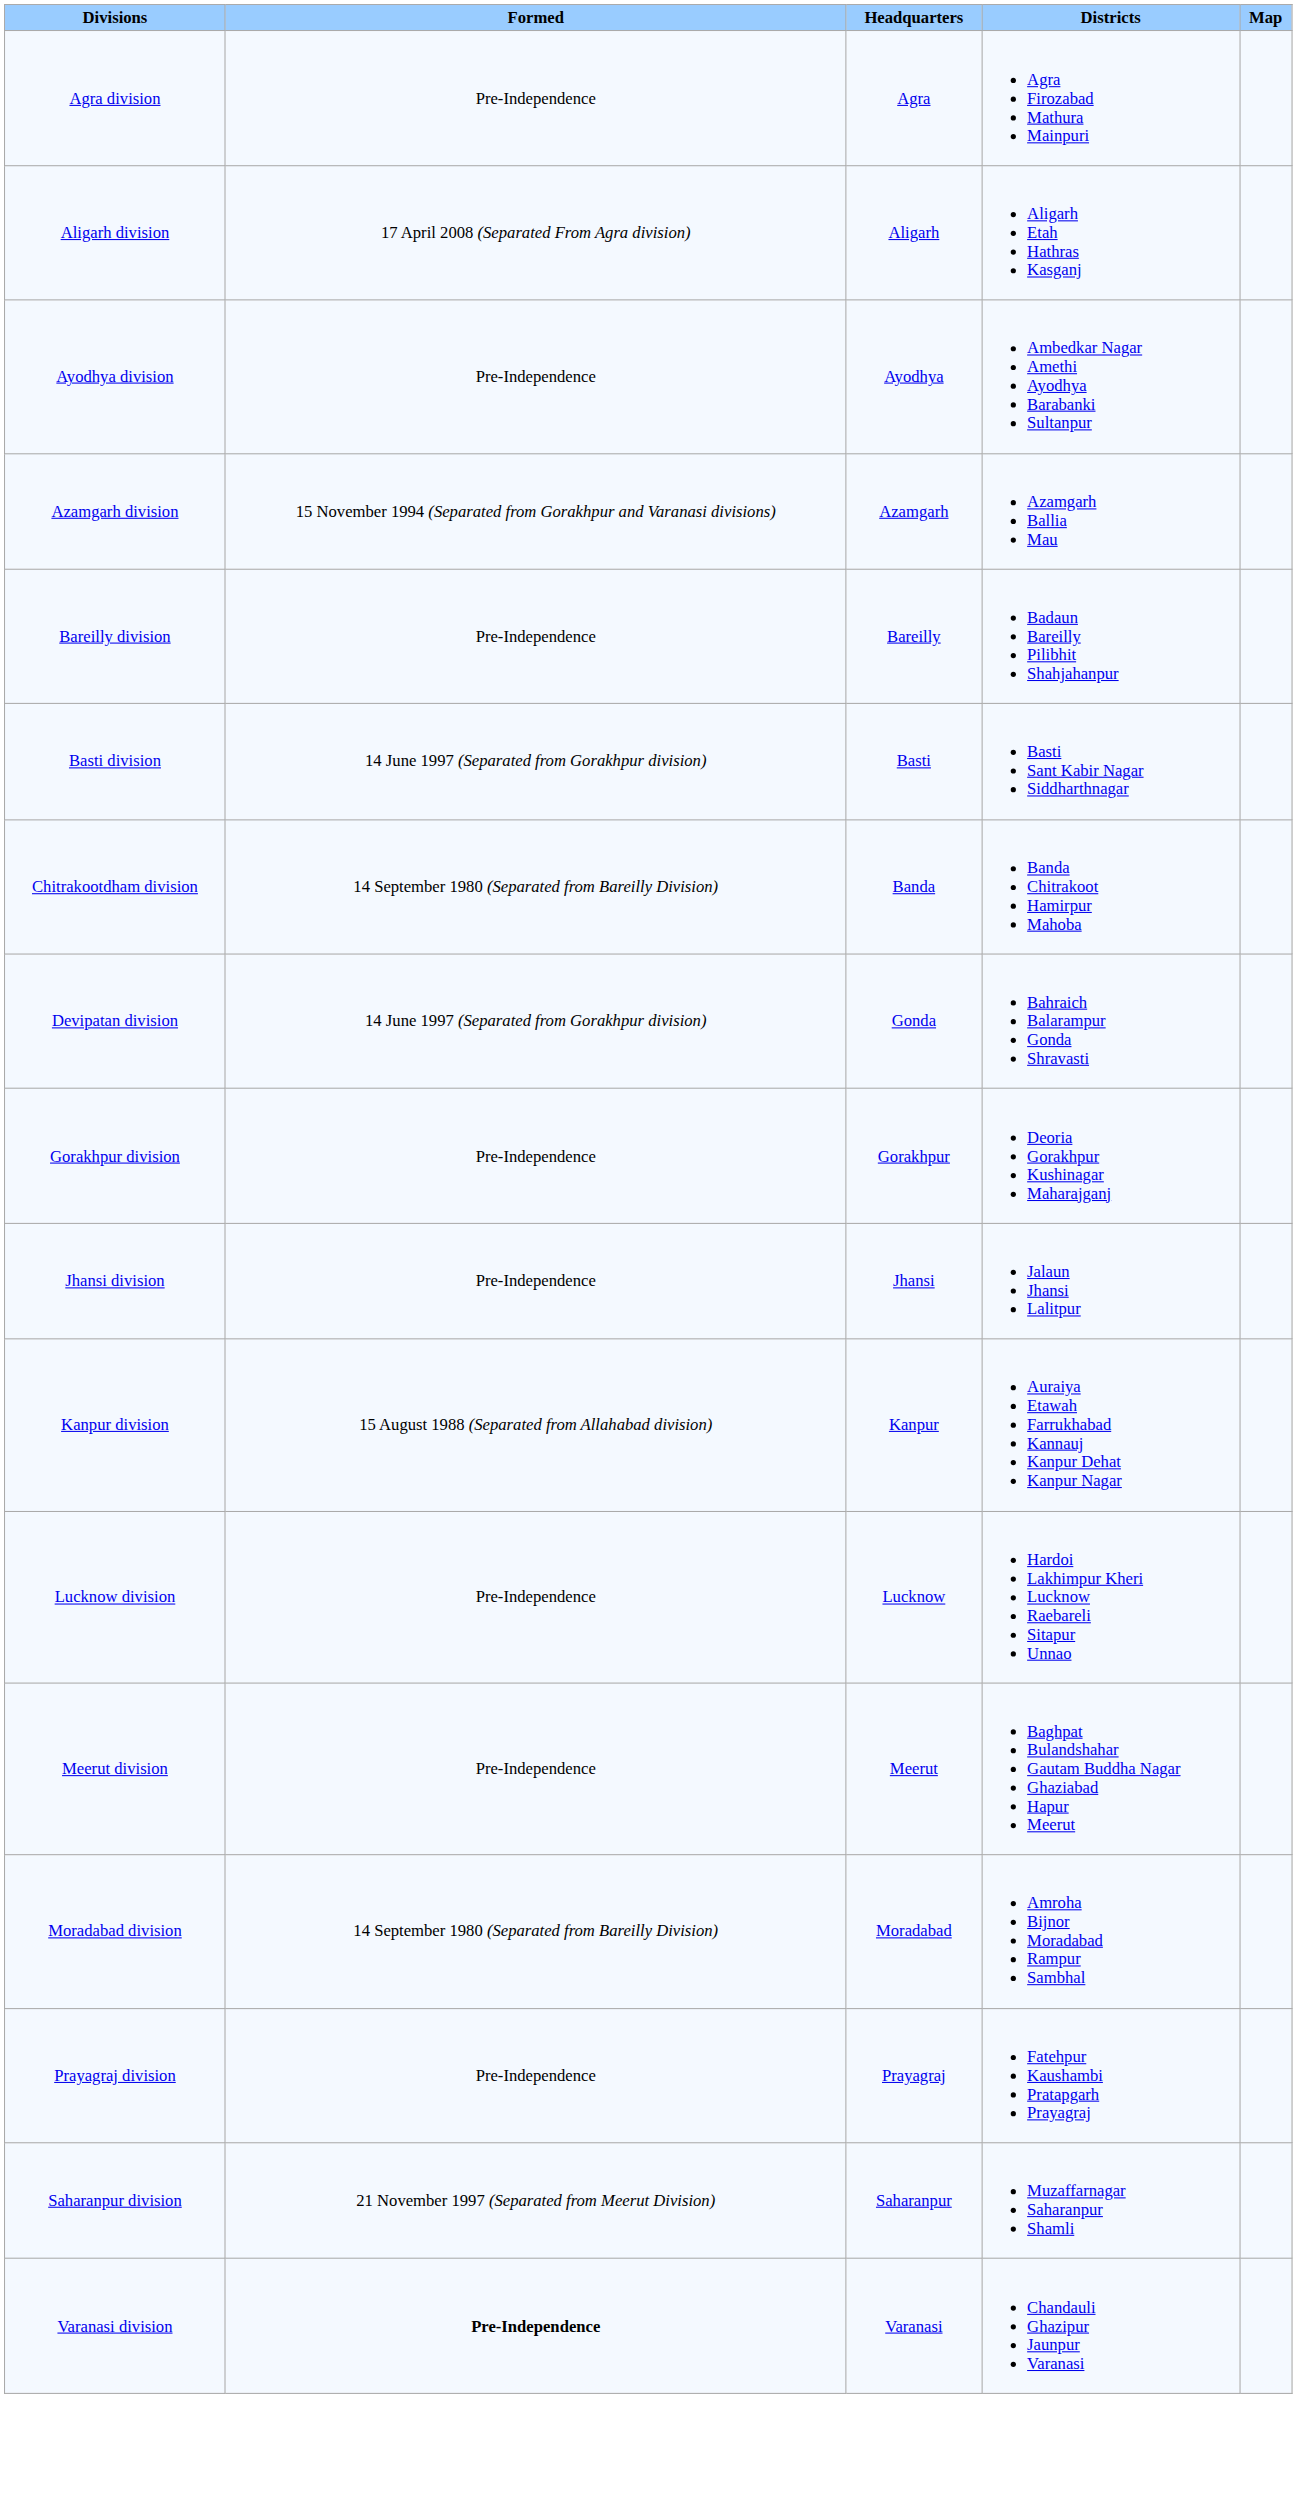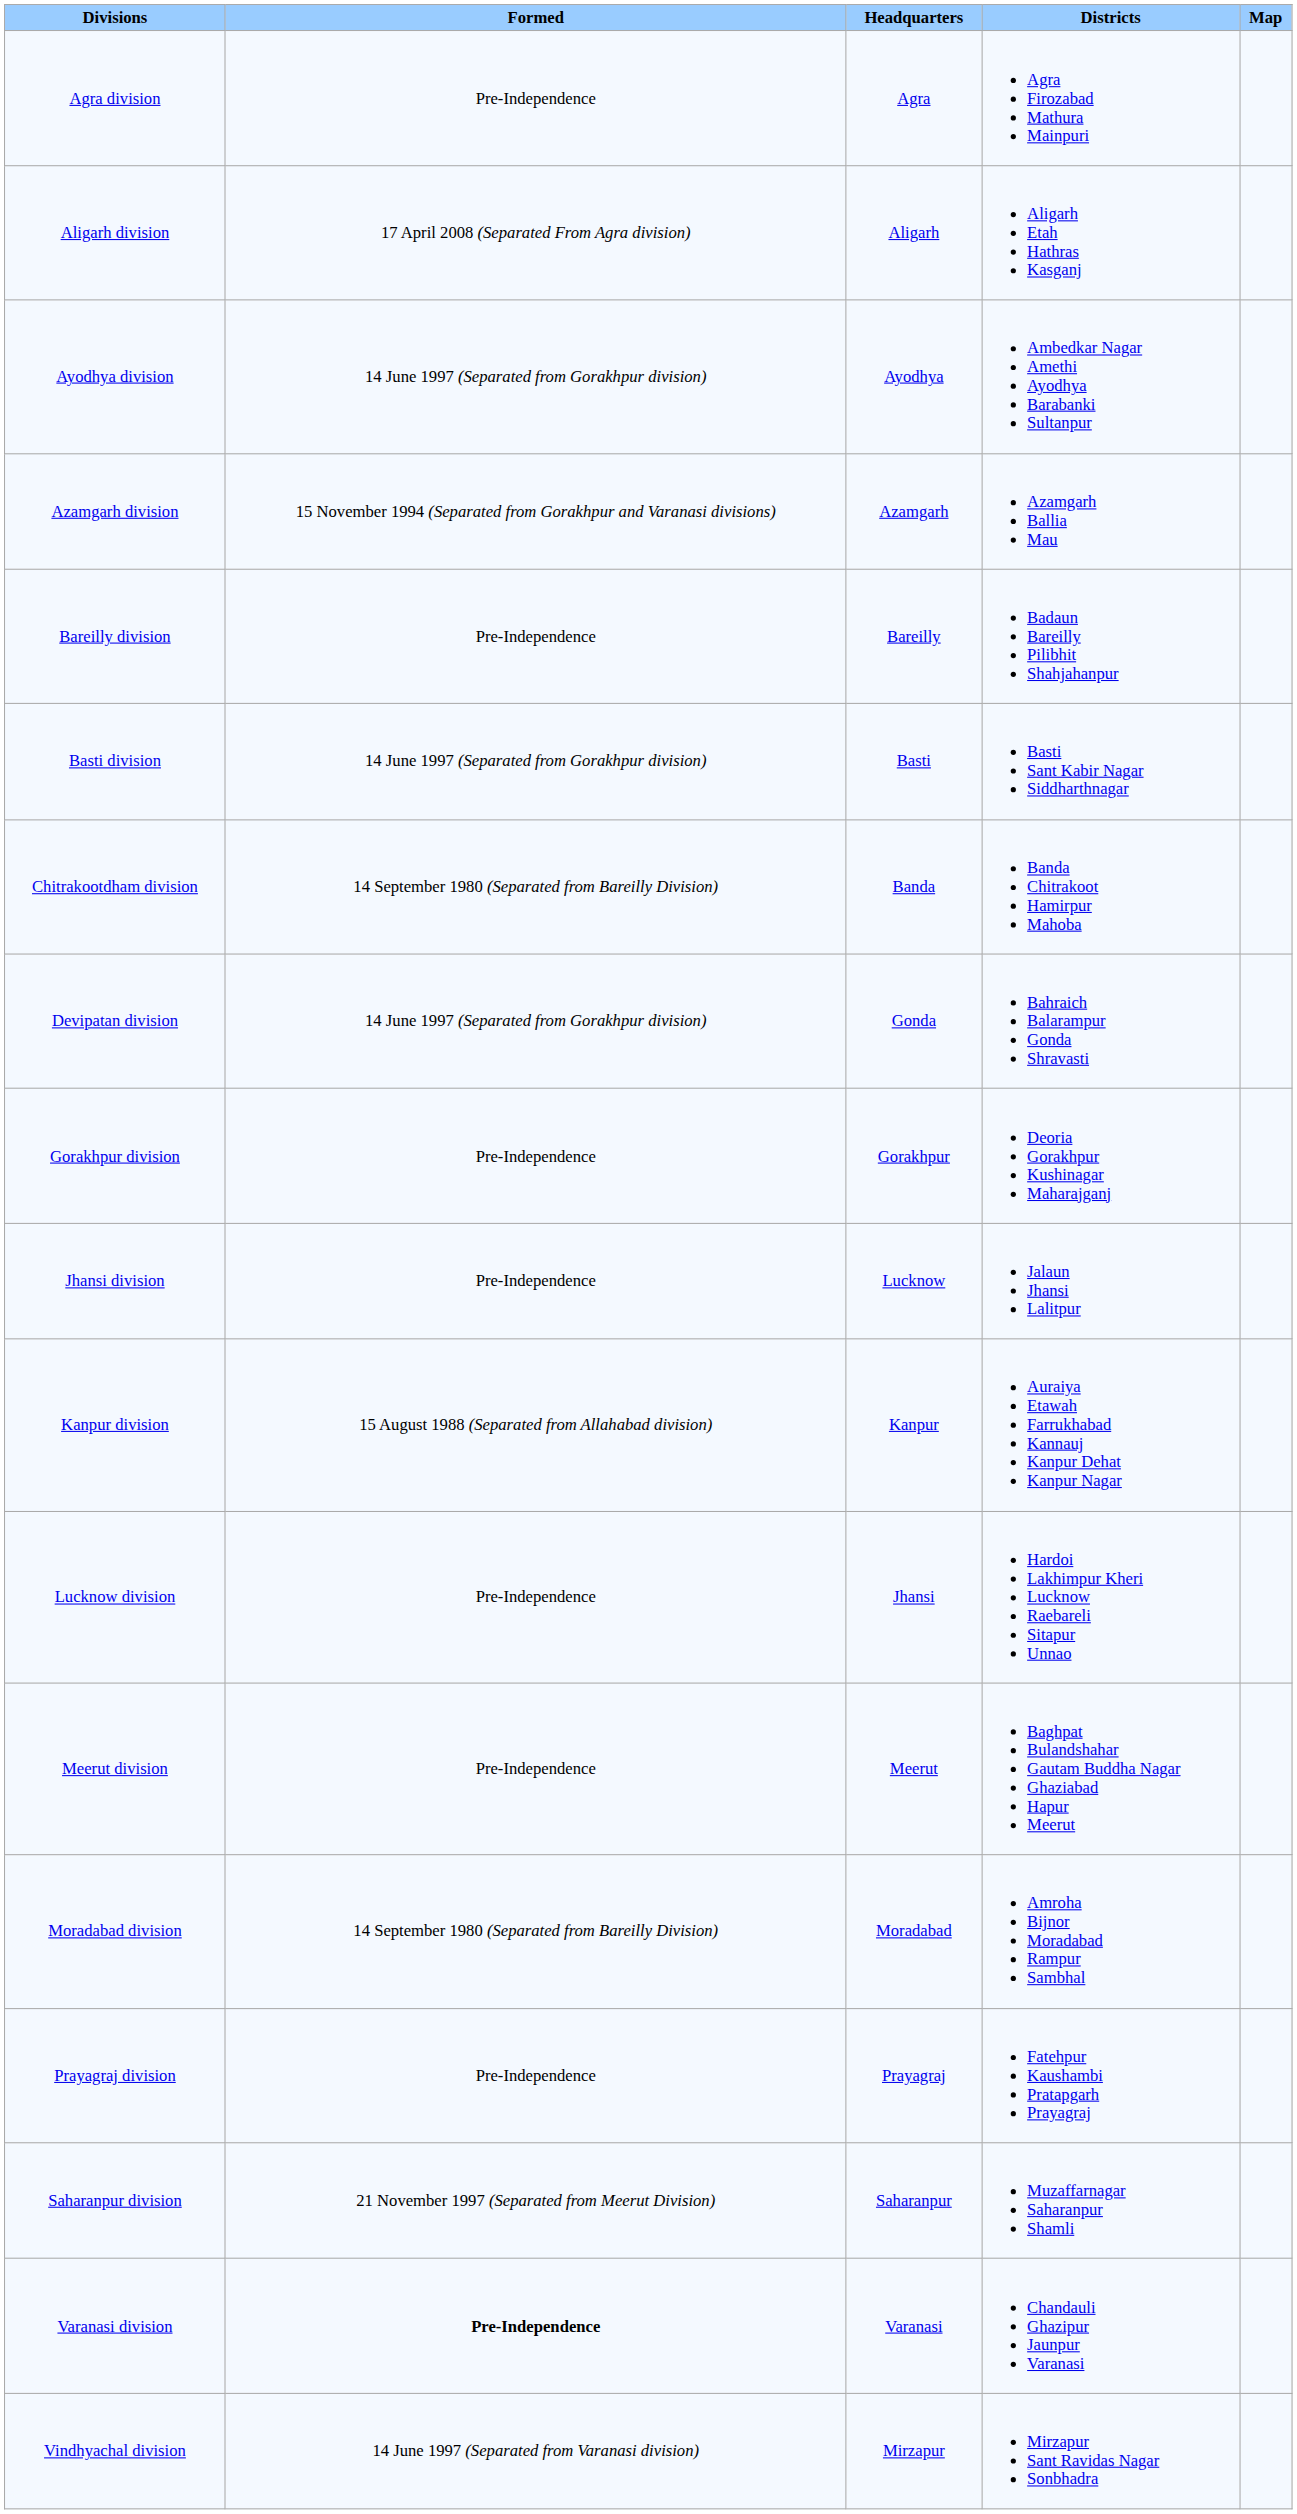(536, 376) Pre-Independence -> (536, 376) 14 June 1997 (Separated from Gorakhpur division)
(914, 1281) Jhansi -> (914, 1281) Lucknow
(914, 1596) Lucknow -> (914, 1596) Jhansi
+ row: (115, 2451)
